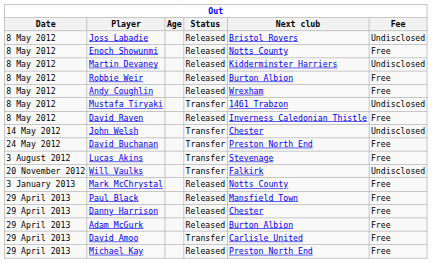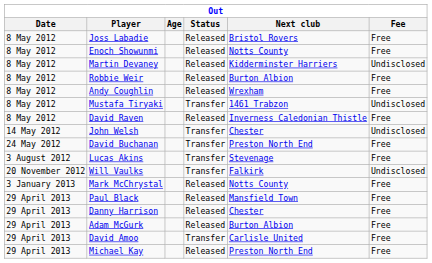(398, 38) Undisclosed -> (381, 38) Free
